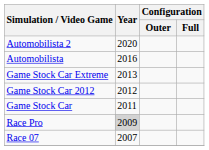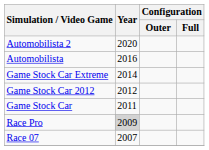(127, 75) 2013 -> (127, 75) 2014
